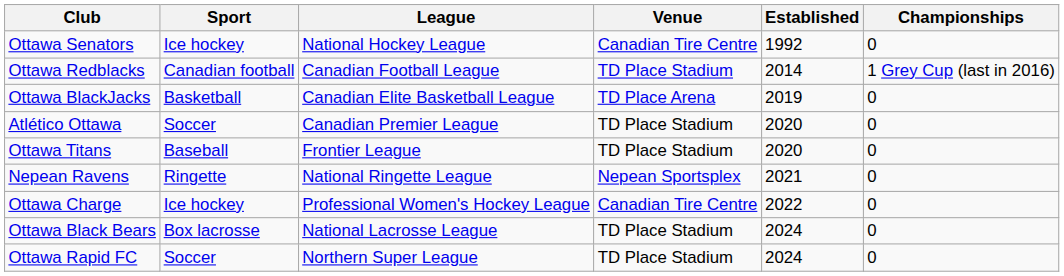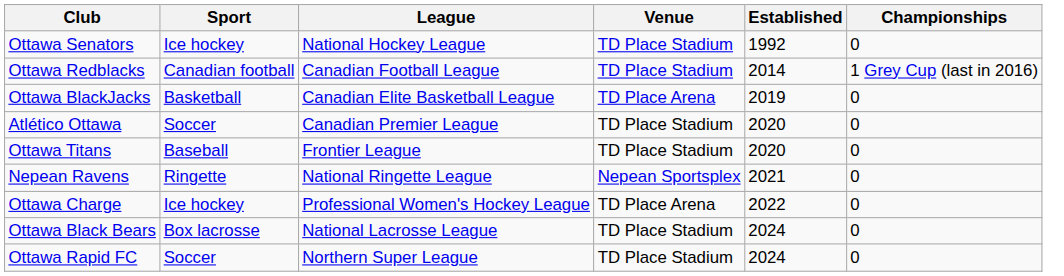(677, 44) Canadian Tire Centre -> (665, 44) TD Place Stadium
(677, 204) Canadian Tire Centre -> (656, 204) TD Place Arena
